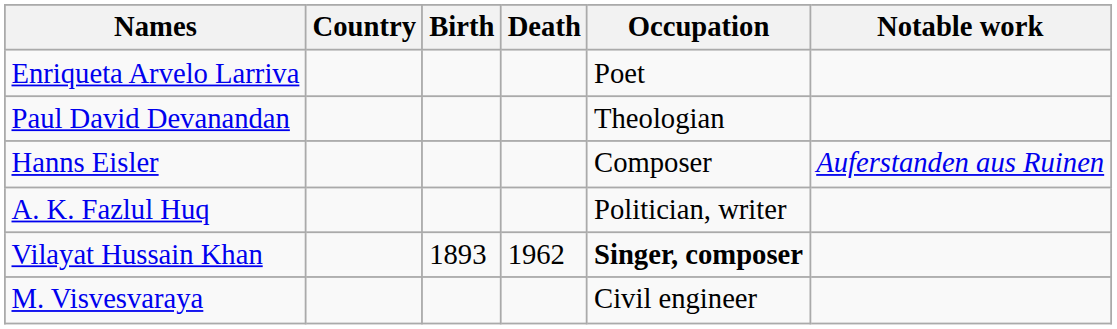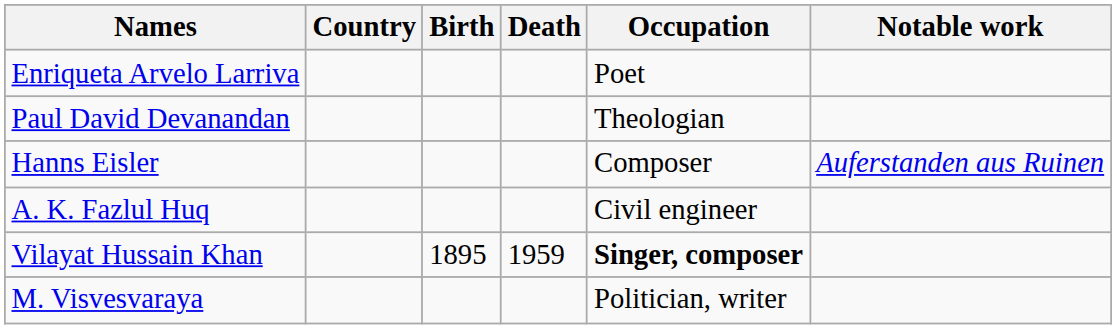(690, 208) Politician, writer -> (676, 208) Civil engineer
(458, 254) 1893 -> (458, 254) 1895
(536, 254) 1962 -> (536, 254) 1959
(676, 299) Civil engineer -> (690, 299) Politician, writer
